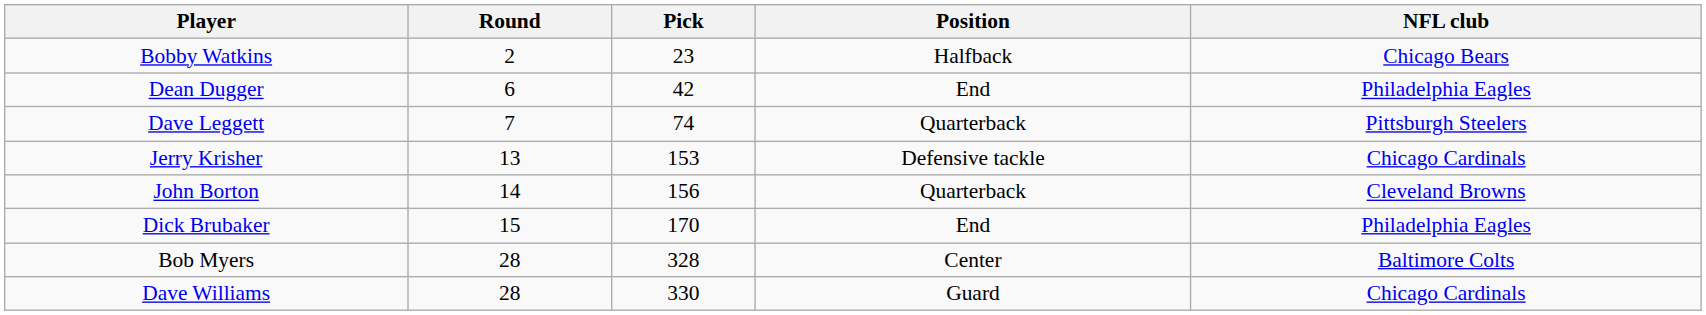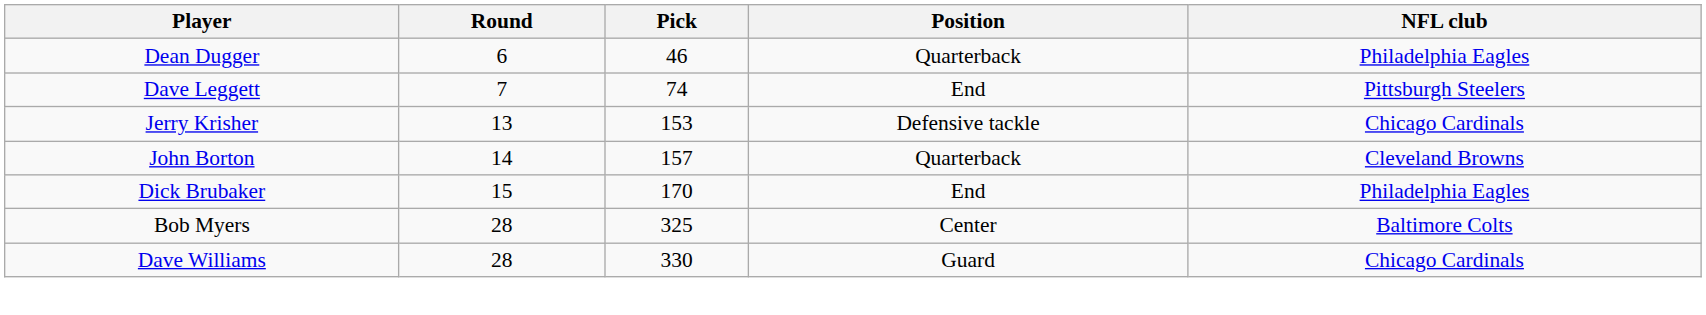- row: (206, 55)
(683, 89) 42 -> (677, 55) 46
(973, 89) End -> (968, 55) Quarterback
(973, 123) Quarterback -> (968, 89) End
(683, 191) 156 -> (677, 157) 157
(683, 259) 328 -> (677, 225) 325
